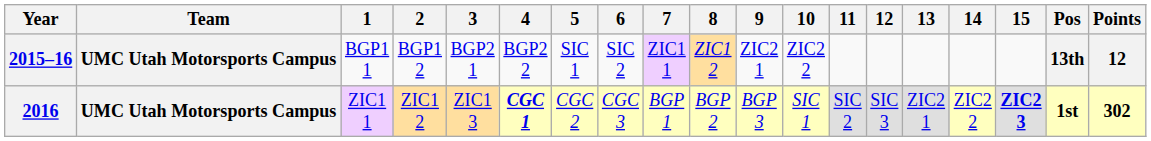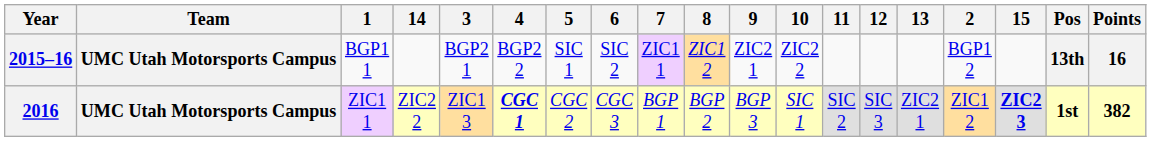columns swapped: (420, 19) <-> (973, 19)
(1117, 59) 12 -> (1117, 59) 16
(1117, 110) 302 -> (1117, 110) 382
